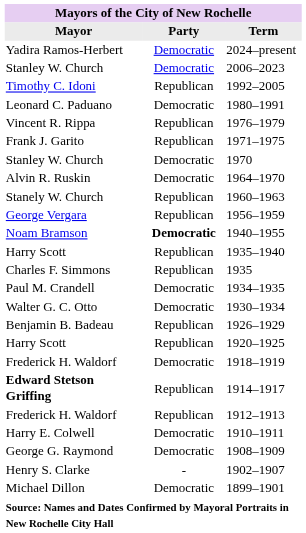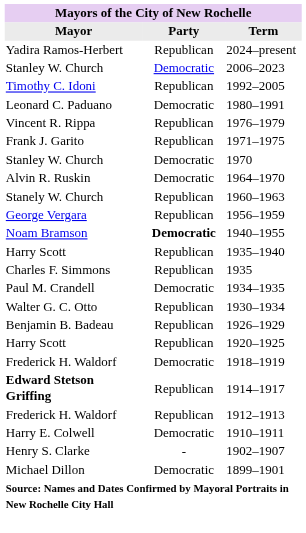(184, 49) Democratic -> (184, 49) Republican
(184, 306) Democratic -> (184, 306) Republican
- row: (255, 451)
